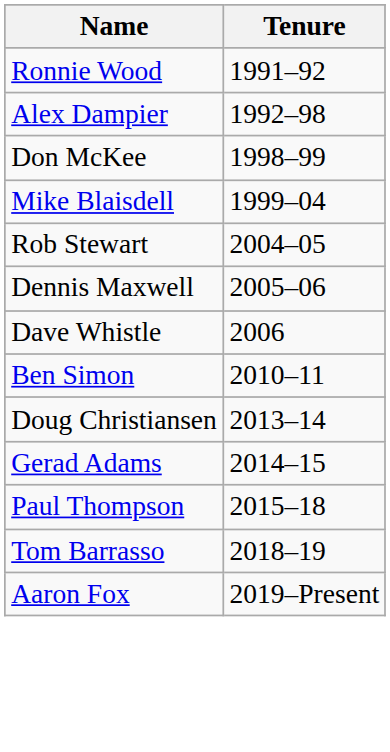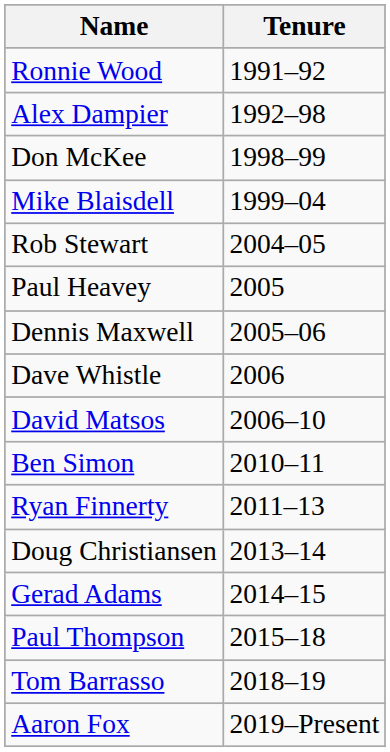+ row: (81, 288)
+ row: (88, 419)
+ row: (90, 506)
